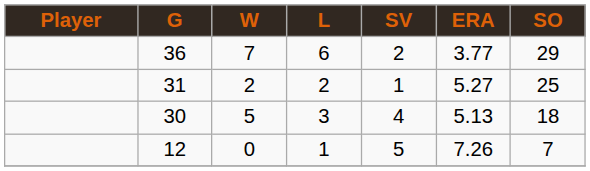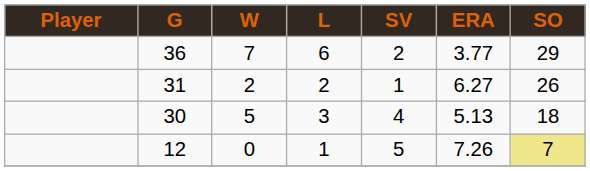(473, 85) 5.27 -> (473, 85) 6.27
(548, 85) 25 -> (548, 85) 26
(548, 149) no background -> (548, 149) khaki background
